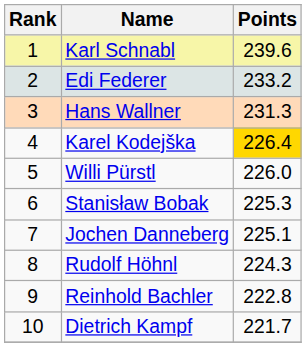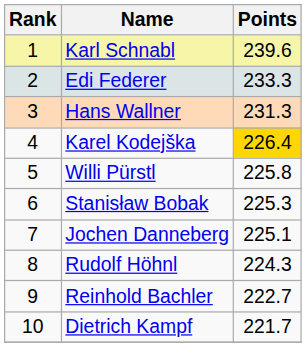(267, 81) 233.2 -> (267, 81) 233.3
(267, 173) 226.0 -> (267, 173) 225.8
(267, 296) 222.8 -> (267, 296) 222.7
